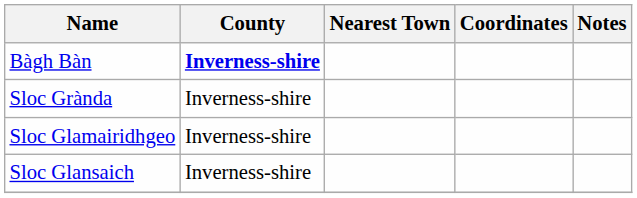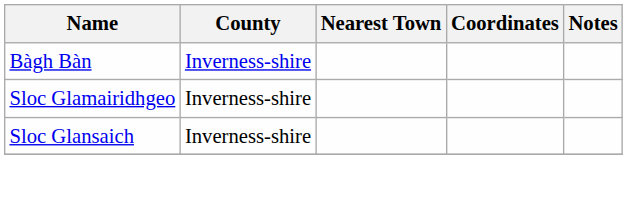(252, 60) bold -> (248, 60) normal
- row: (61, 98)
